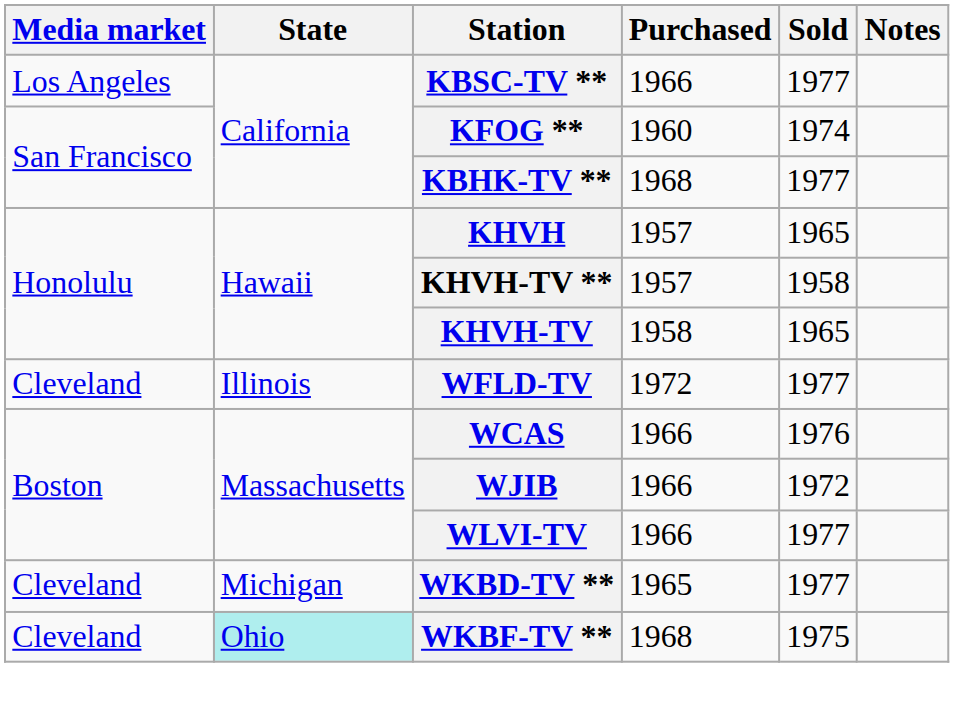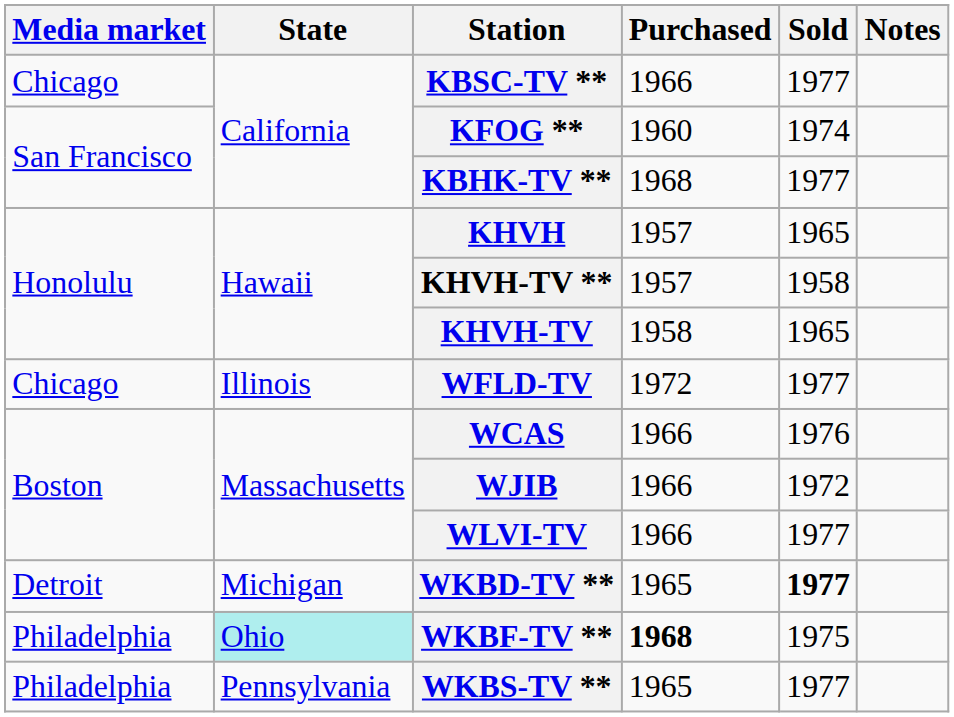(91, 80) Los Angeles -> (65, 80) Chicago
(77, 383) Cleveland -> (65, 383) Chicago
(77, 585) Cleveland -> (57, 585) Detroit
(818, 585) normal -> (818, 585) bold
(77, 635) Cleveland -> (92, 635) Philadelphia
(661, 635) normal -> (661, 635) bold
+ row: (517, 686)
